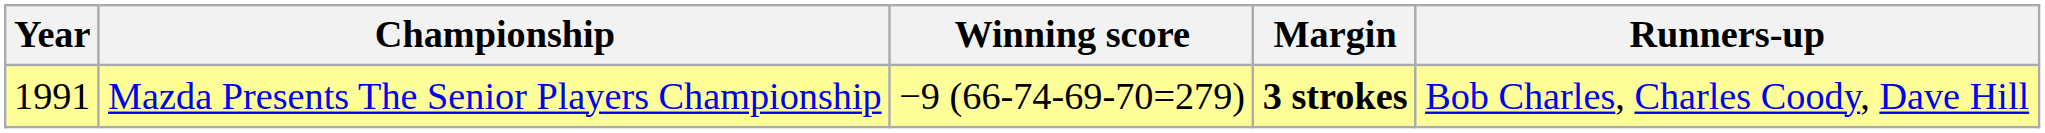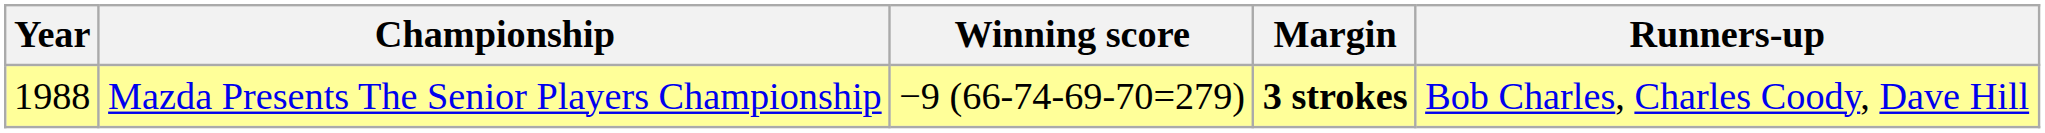(52, 95) 1991 -> (52, 95) 1988
